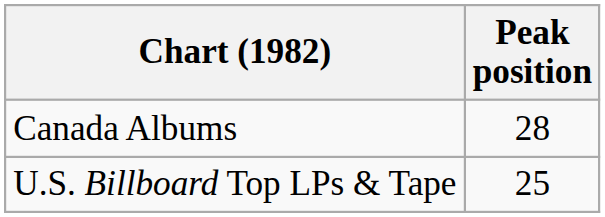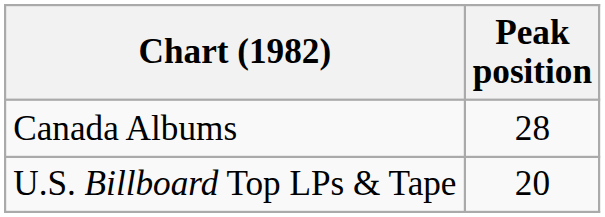(532, 183) 25 -> (532, 183) 20
